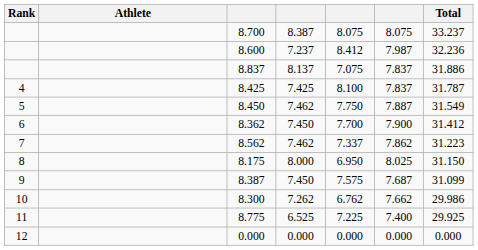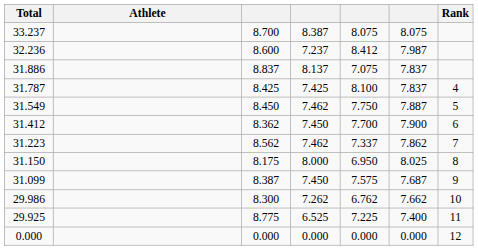columns swapped: (22, 13) <-> (448, 13)
